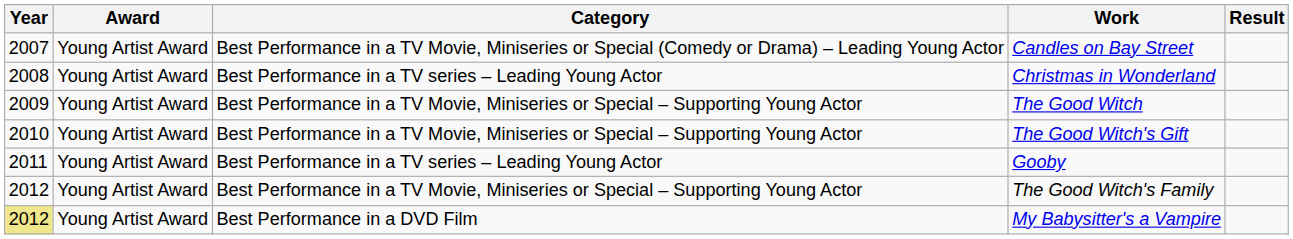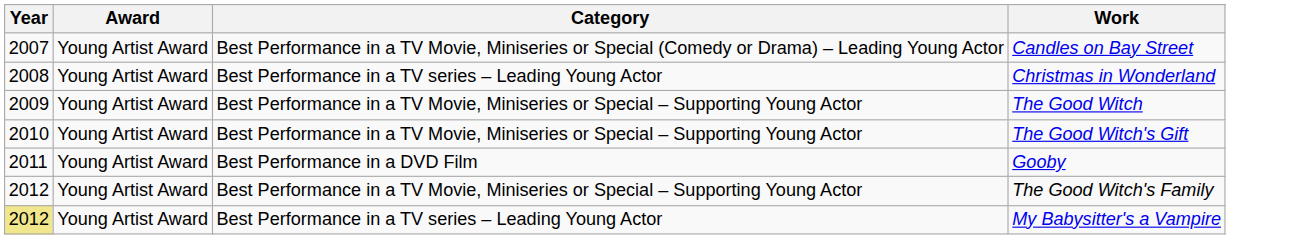- column: (1257, 18)
(439, 162) Best Performance in a TV series – Leading Young Actor -> (347, 162) Best Performance in a DVD Film
(347, 219) Best Performance in a DVD Film -> (439, 219) Best Performance in a TV series – Leading Young Actor
